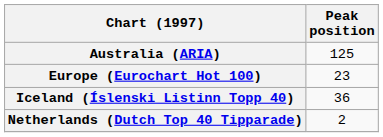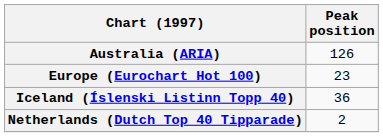(342, 54) 125 -> (342, 54) 126
